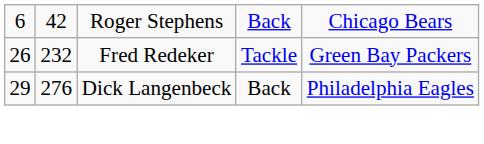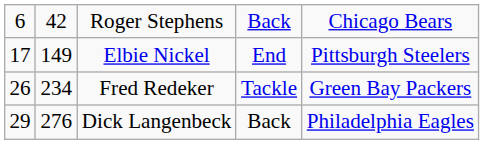+ row: (157, 54)
(56, 54) 232 -> (56, 88) 234
